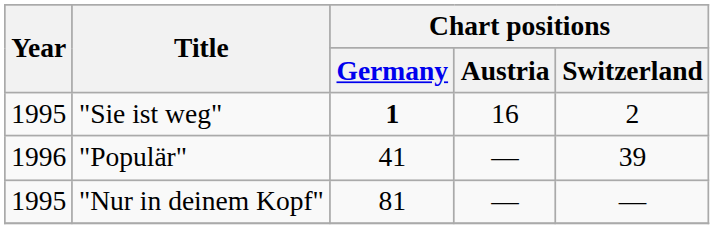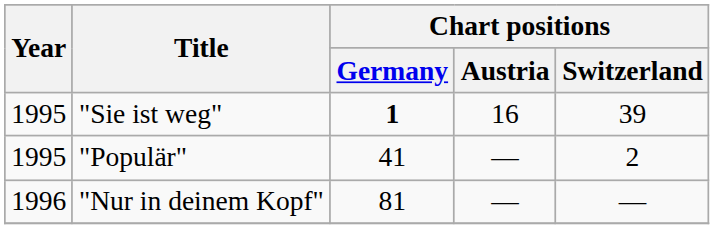(632, 113) 2 -> (632, 113) 39
(39, 157) 1996 -> (39, 157) 1995
(632, 157) 39 -> (632, 157) 2
(39, 200) 1995 -> (39, 200) 1996
